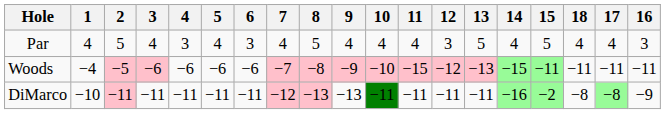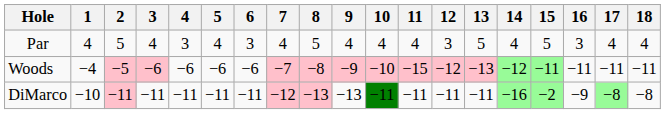columns swapped: (644, 17) <-> (579, 17)
(514, 69) −15 -> (514, 69) −12
